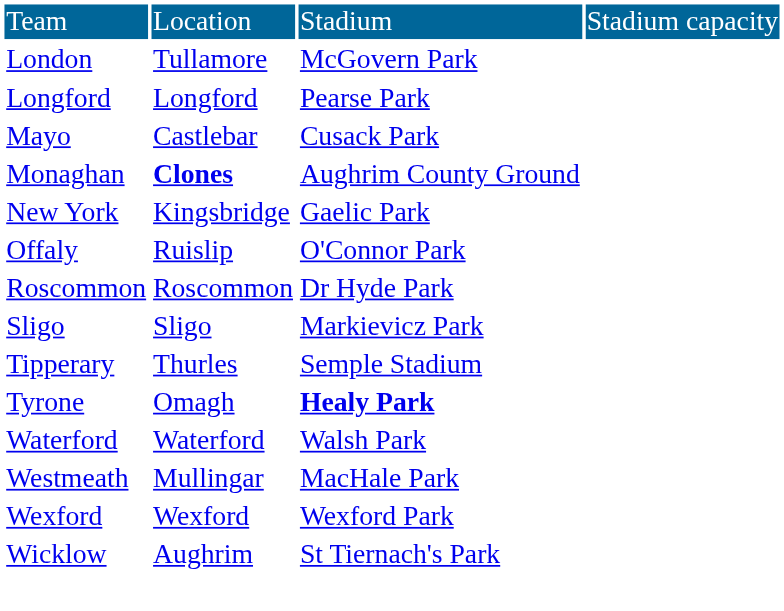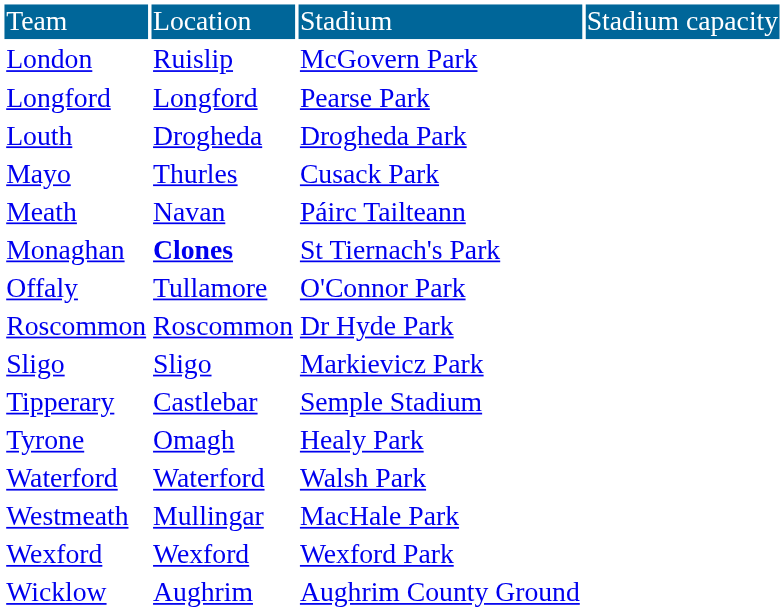(210, 59) Tullamore -> (193, 59) Ruislip
+ row: (39, 135)
(205, 135) Castlebar -> (195, 173) Thurles
+ row: (42, 211)
(440, 173) Aughrim County Ground -> (400, 249) St Tiernach's Park
- row: (62, 211)
(193, 249) Ruislip -> (210, 287) Tullamore
(195, 363) Thurles -> (205, 401) Castlebar
(367, 401) bold -> (362, 440) normal
(400, 554) St Tiernach's Park -> (440, 592) Aughrim County Ground
